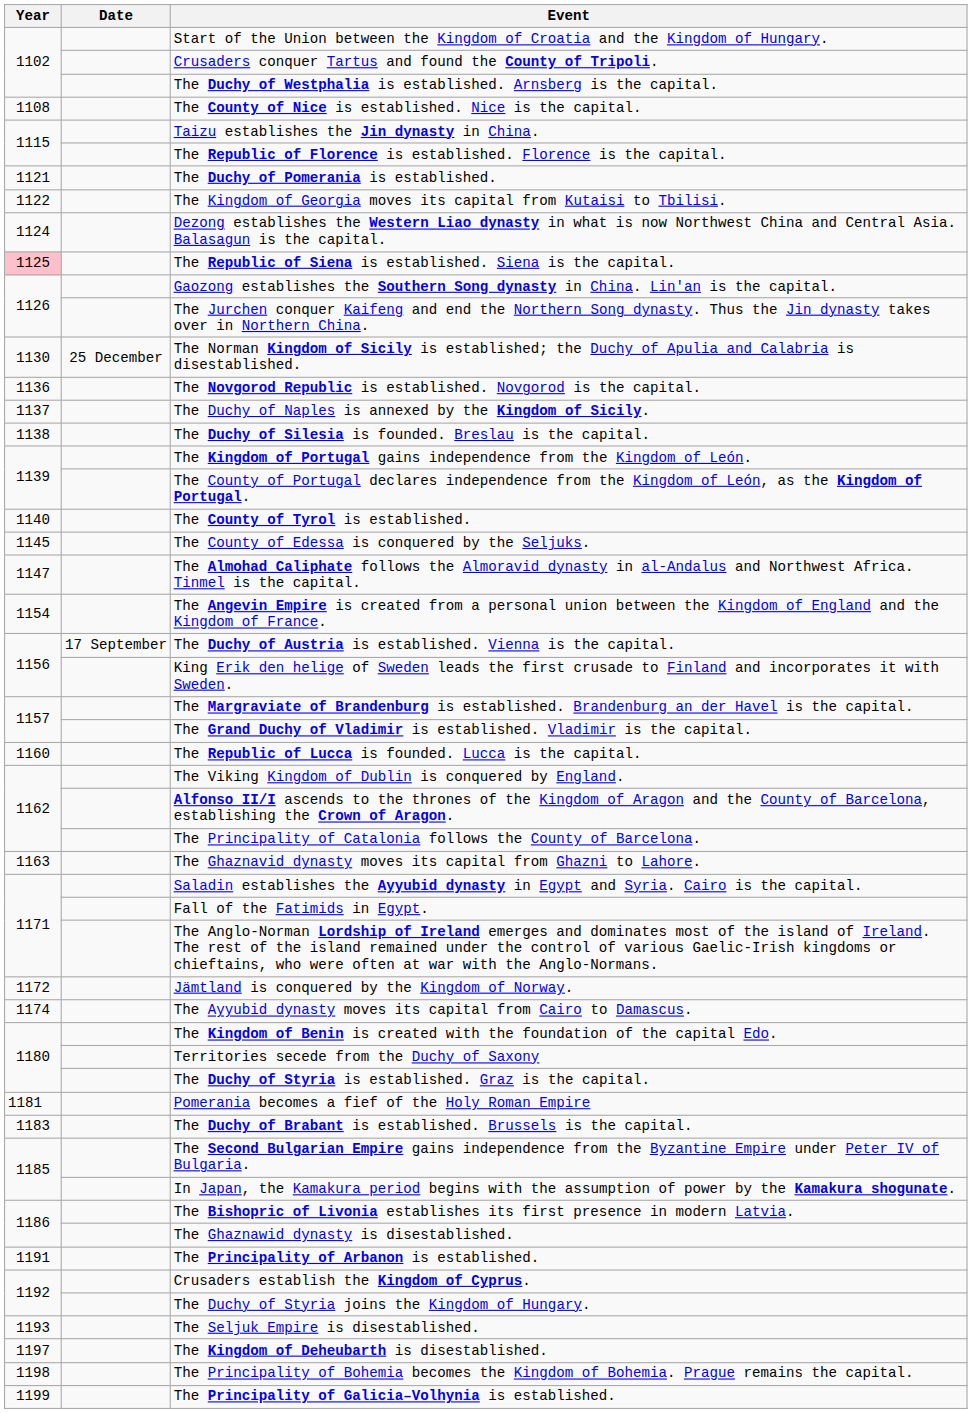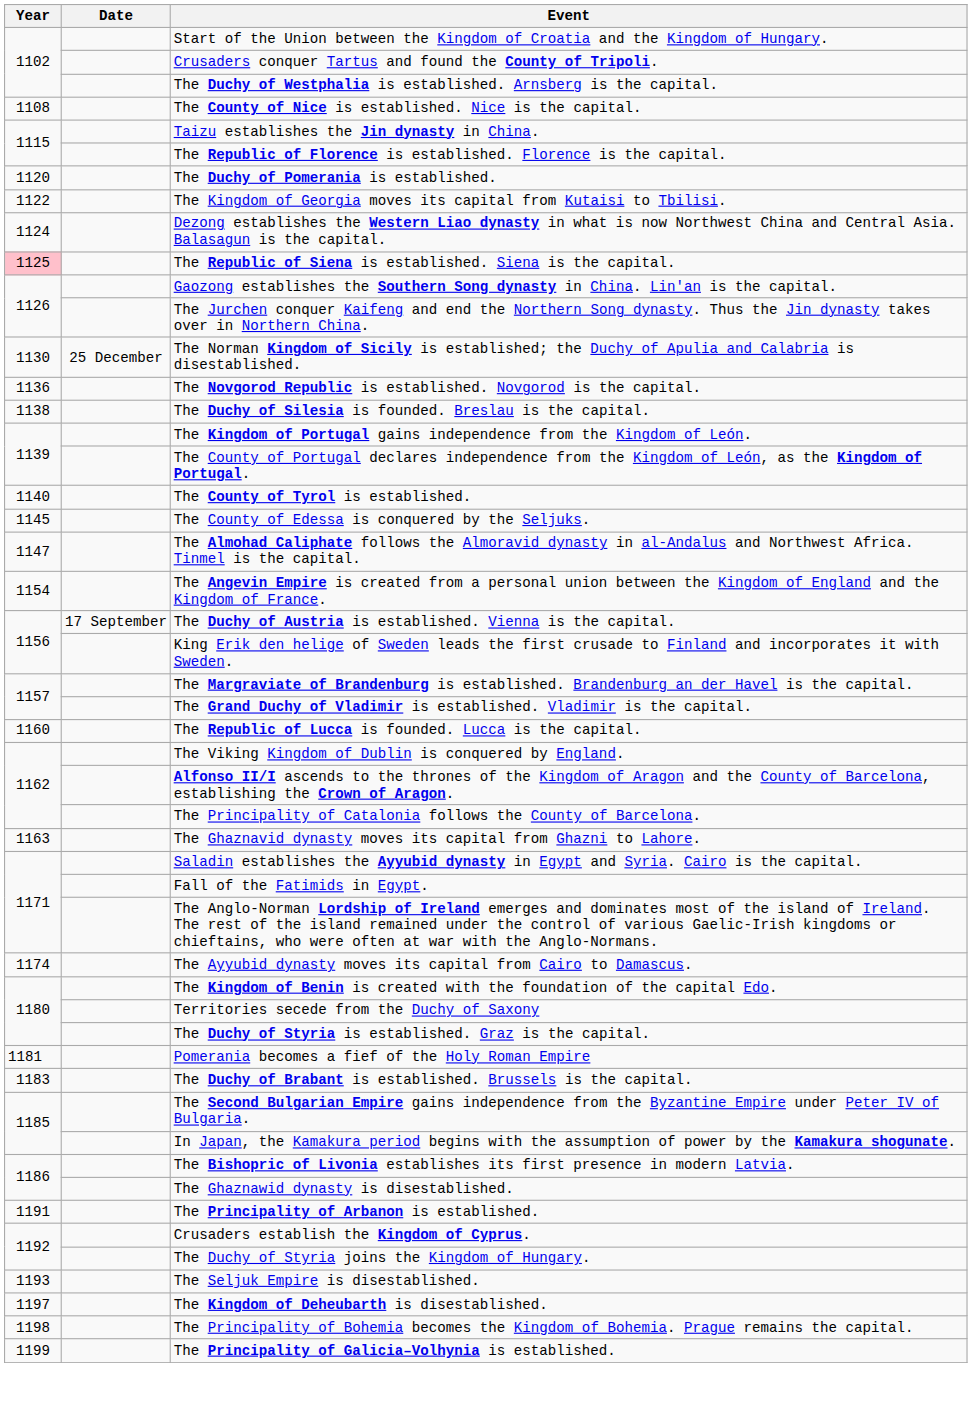(33, 178) 1121 -> (33, 178) 1120
- row: (412, 412)
- row: (374, 988)
